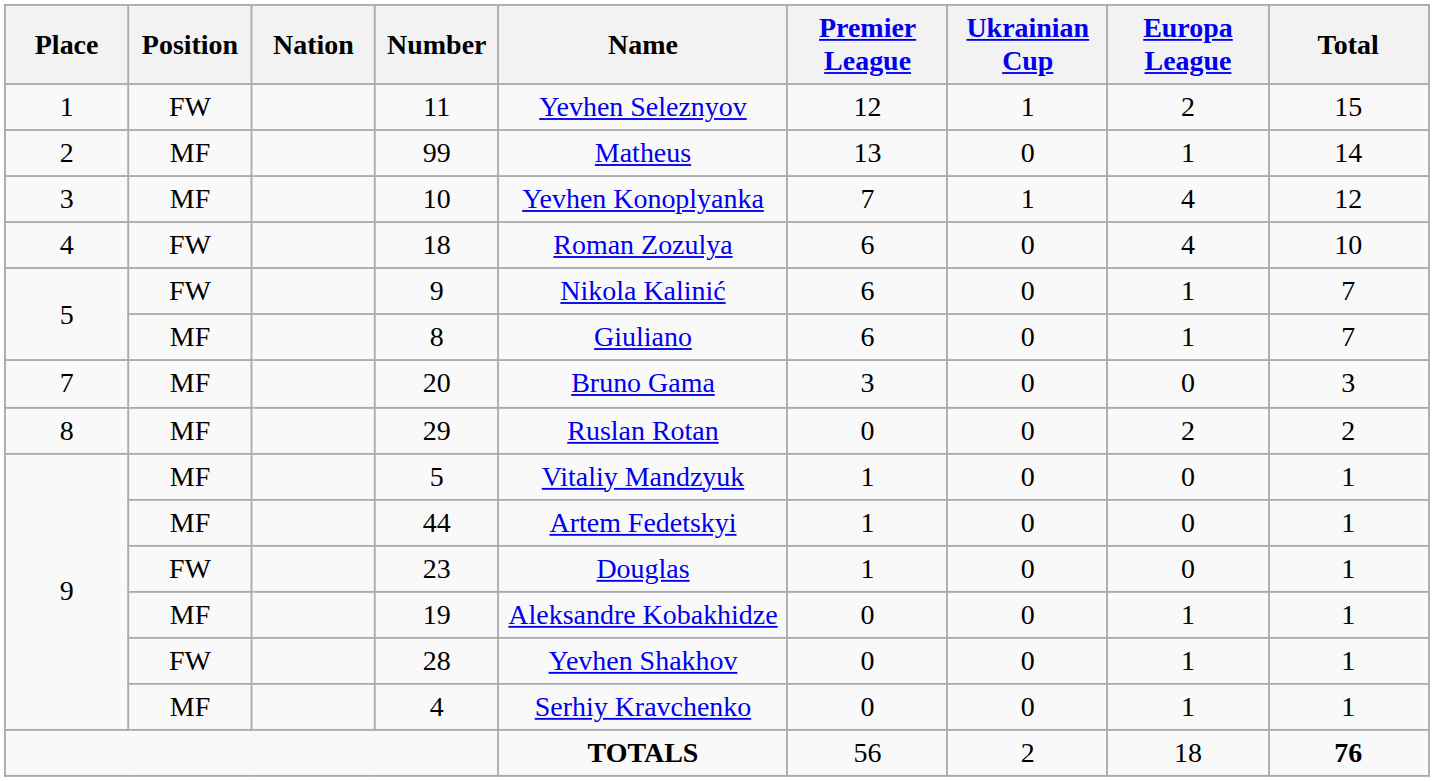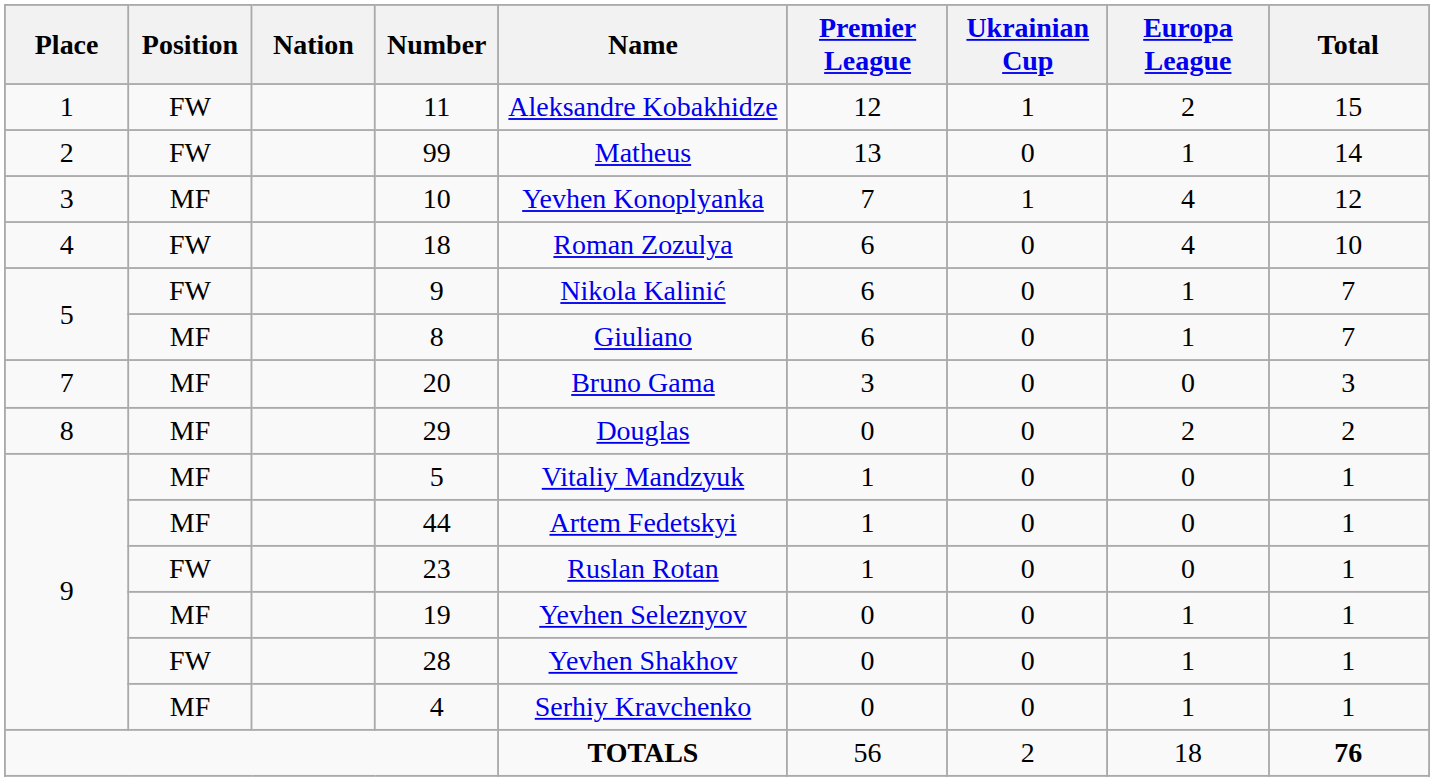(643, 106) Yevhen Seleznyov -> (643, 106) Aleksandre Kobakhidze
(190, 153) MF -> (190, 153) FW
(643, 429) Ruslan Rotan -> (643, 429) Douglas
(643, 568) Douglas -> (643, 568) Ruslan Rotan
(643, 614) Aleksandre Kobakhidze -> (643, 614) Yevhen Seleznyov
